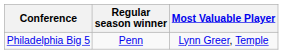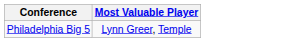- column: (131, 18)
